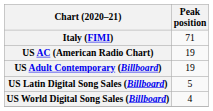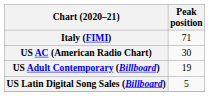(190, 53) 19 -> (186, 53) 30
- row: (88, 99)
